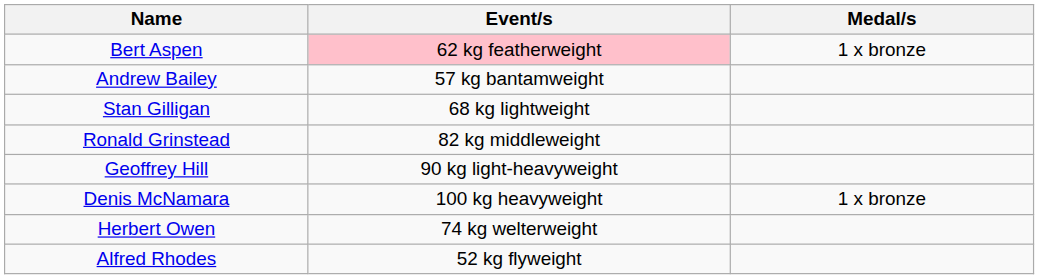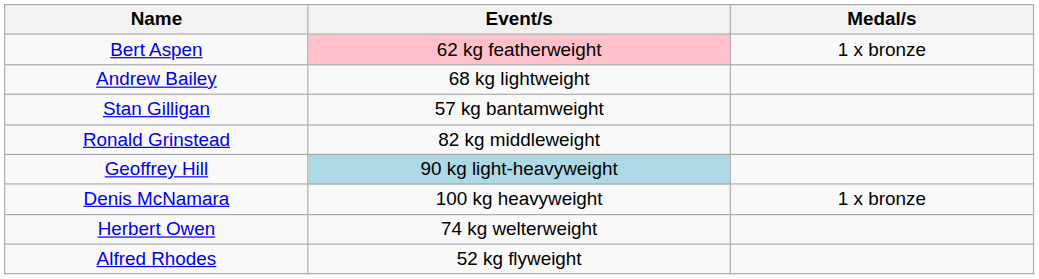(519, 79) 57 kg bantamweight -> (519, 79) 68 kg lightweight
(519, 109) 68 kg lightweight -> (519, 109) 57 kg bantamweight
(519, 169) no background -> (519, 169) lightblue background
